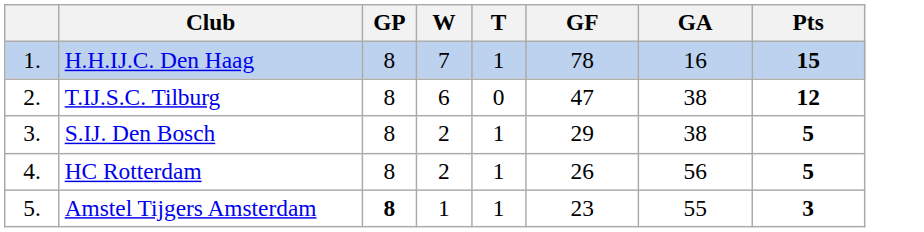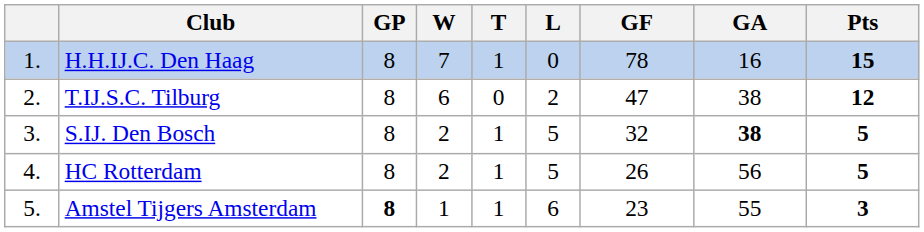+ column: (553, 23)
(582, 134) 29 -> (637, 134) 32
(695, 134) normal -> (750, 134) bold
